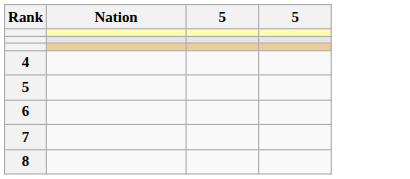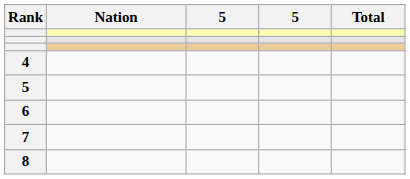+ column: (368, 16)
